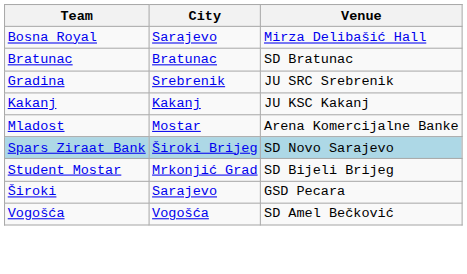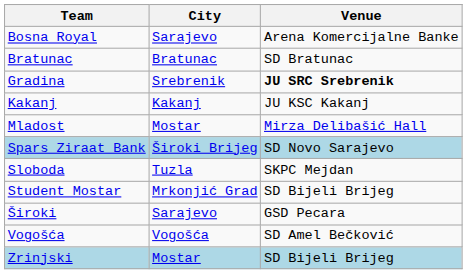(345, 38) Mirza Delibašić Hall -> (361, 38) Arena Komercijalne Banke
(329, 82) normal -> (329, 82) bold
(361, 126) Arena Komercijalne Banke -> (345, 126) Mirza Delibašić Hall
+ row: (36, 170)
+ row: (40, 258)
